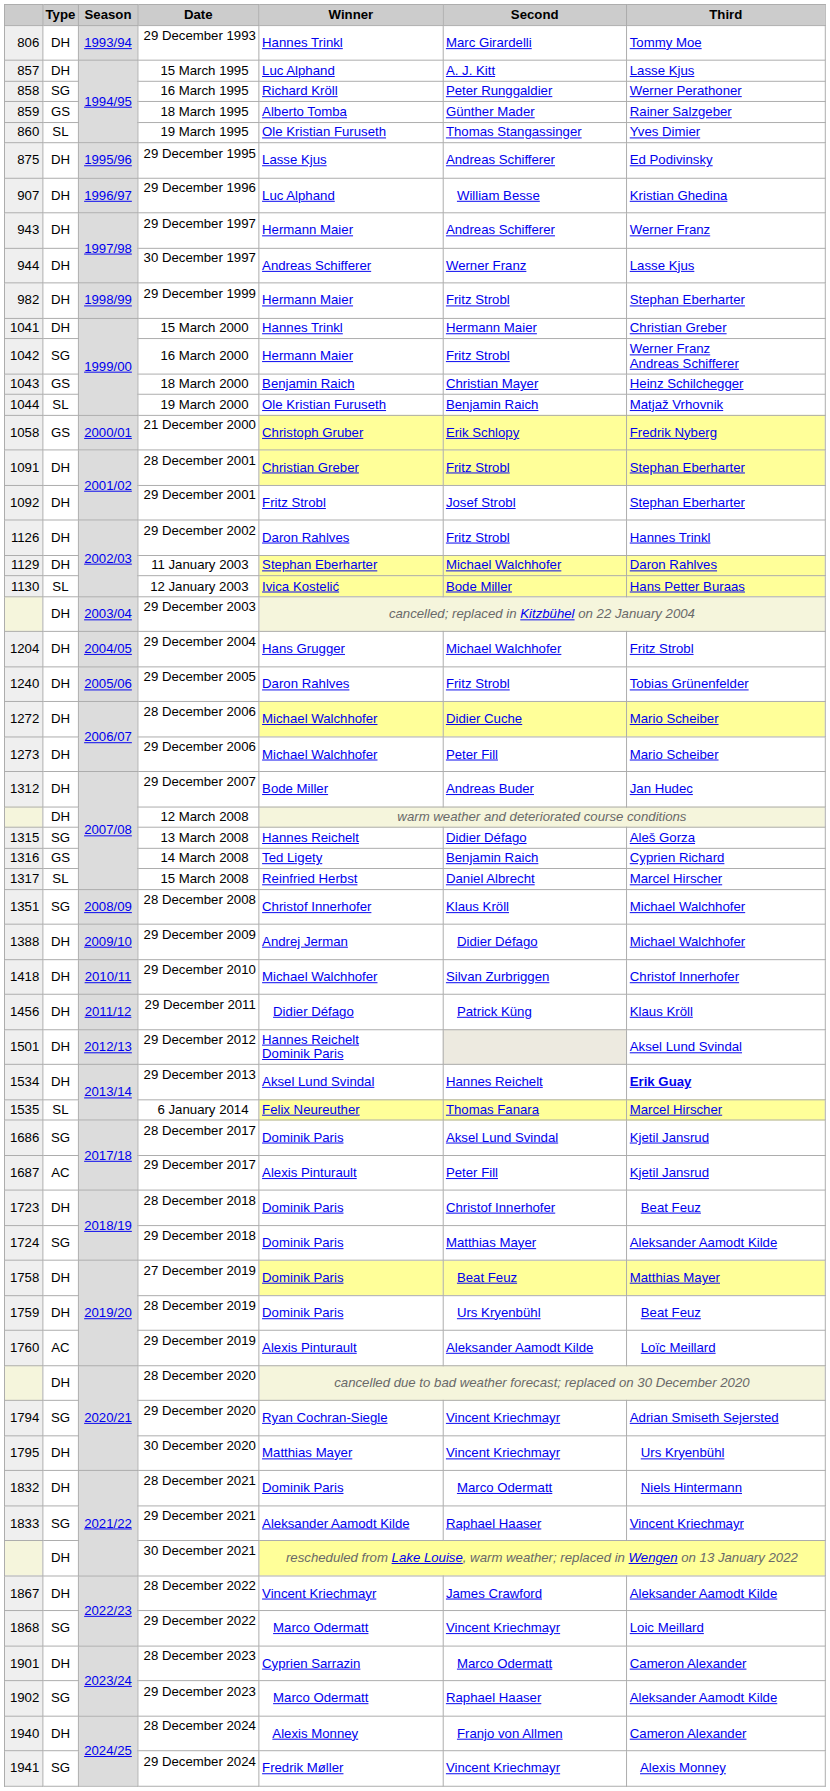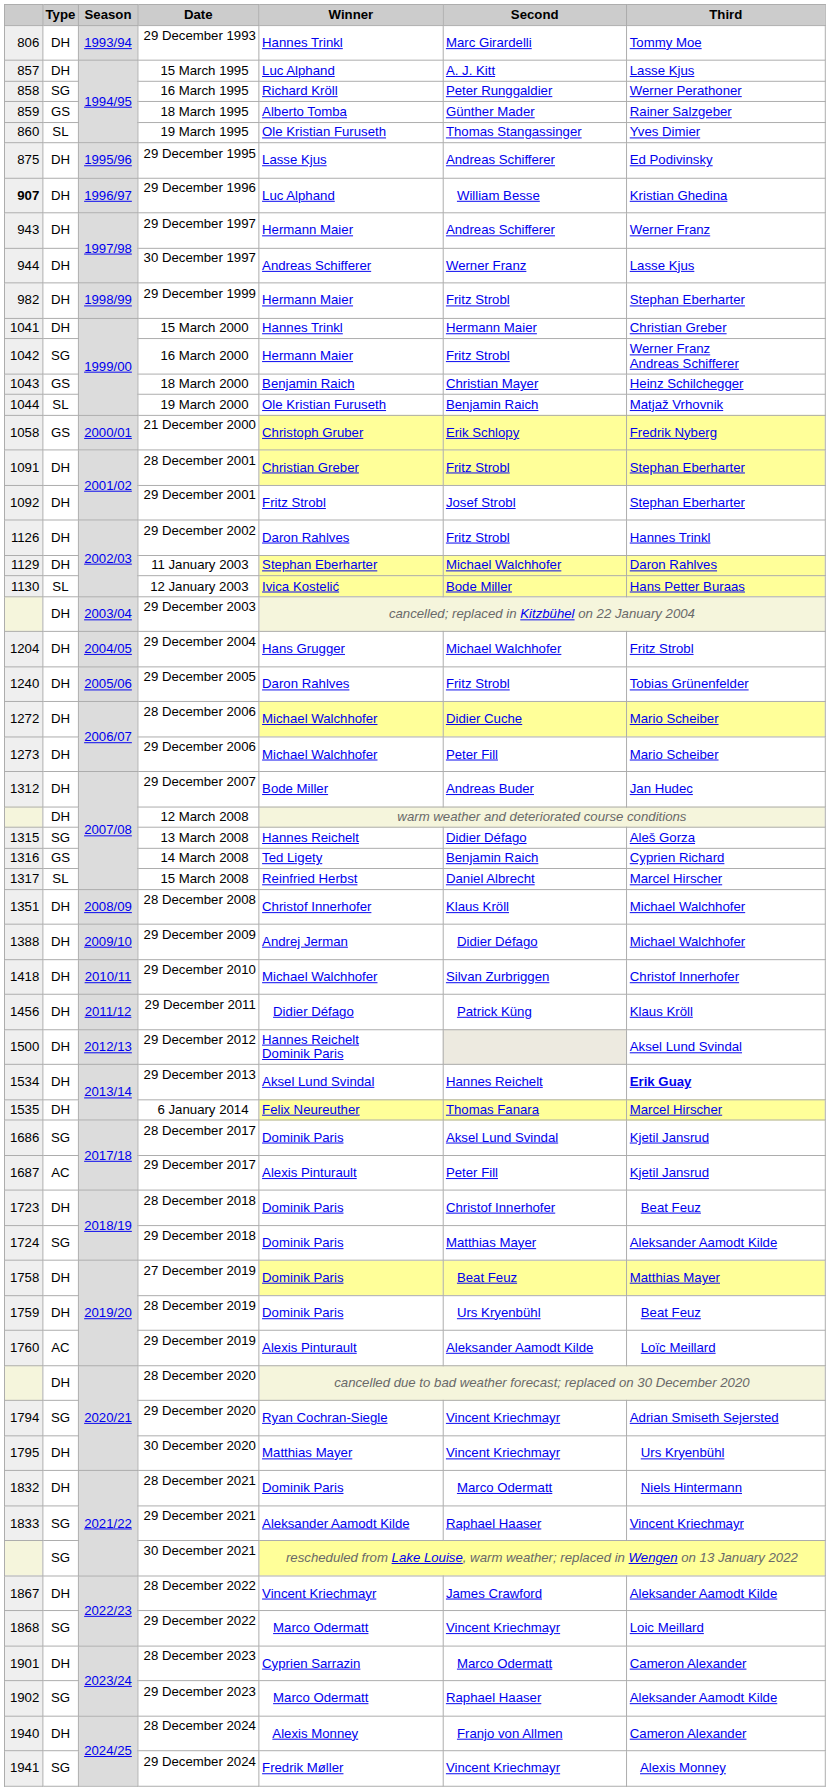(28, 195) normal -> (28, 195) bold
(60, 906) SG -> (60, 906) DH
(25, 1047) 1501 -> (25, 1047) 1500
(60, 1109) SL -> (60, 1109) DH
(60, 1558) DH -> (60, 1558) SG
